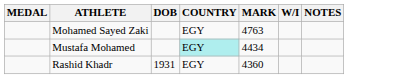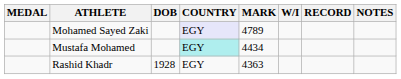+ column: (328, 13)
(193, 30) no background -> (193, 30) lavender background
(253, 30) 4763 -> (253, 30) 4789
(164, 64) 1931 -> (164, 64) 1928
(253, 64) 4360 -> (253, 64) 4363
